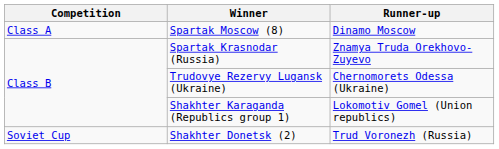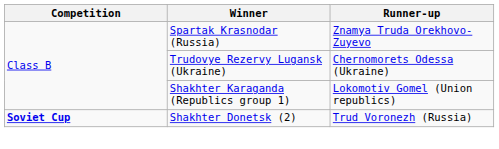- row: (227, 30)
(39, 135) normal -> (39, 118) bold
